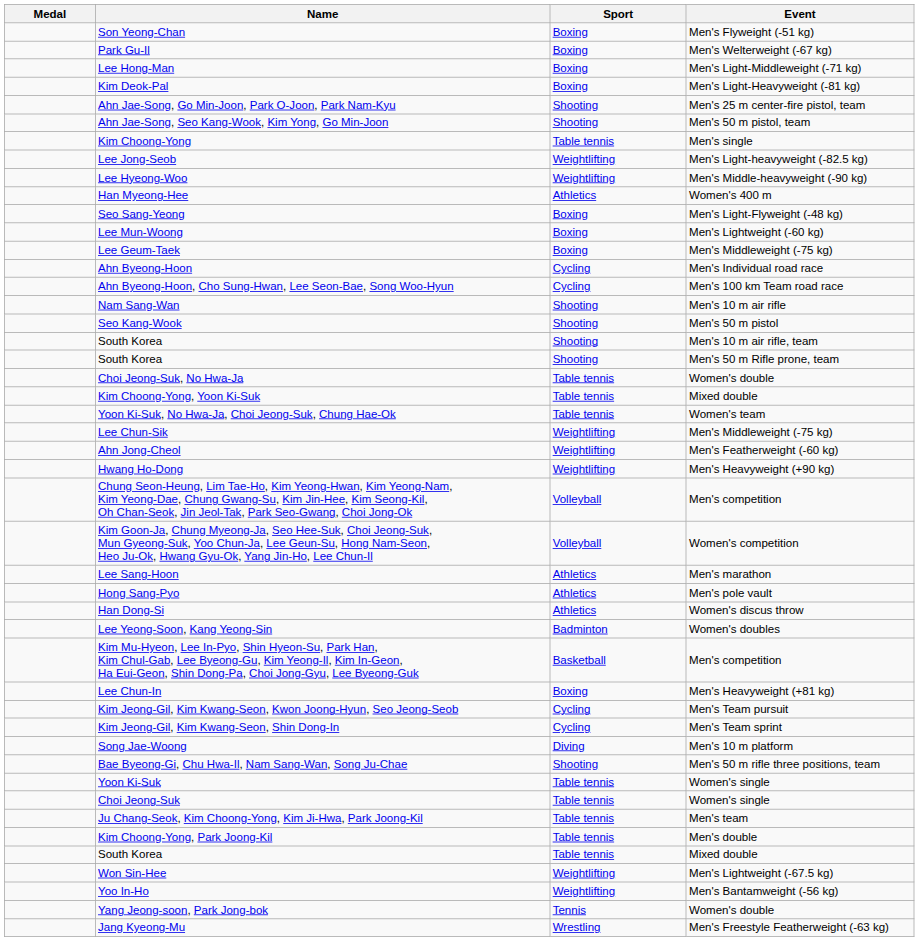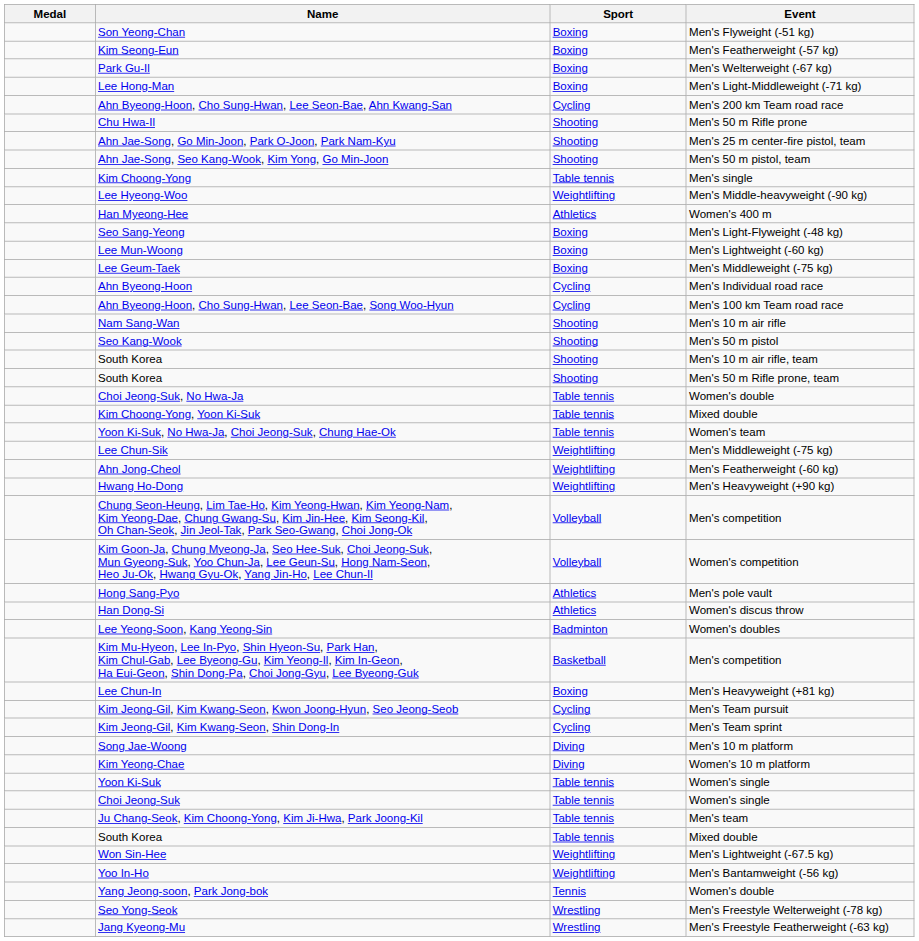+ row: (138, 50)
- row: (133, 87)
+ row: (275, 105)
+ row: (127, 123)
- row: (137, 159)
- row: (138, 575)
+ row: (141, 764)
- row: (253, 764)
- row: (185, 837)
+ row: (138, 910)
